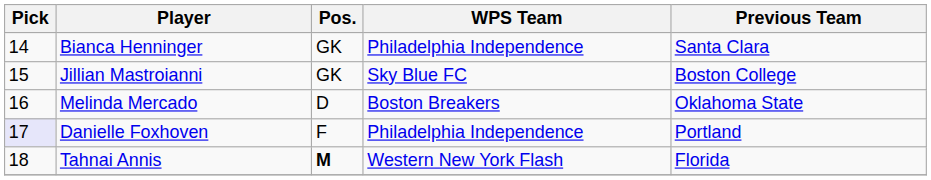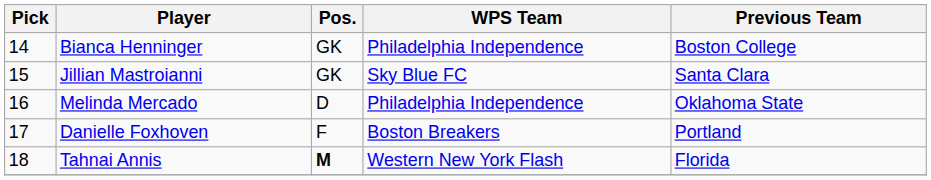(722, 47) Santa Clara -> (735, 47) Boston College
(735, 75) Boston College -> (722, 75) Santa Clara
(434, 103) Boston Breakers -> (475, 103) Philadelphia Independence
(19, 132) lavender background -> (19, 132) no background
(475, 132) Philadelphia Independence -> (434, 132) Boston Breakers
